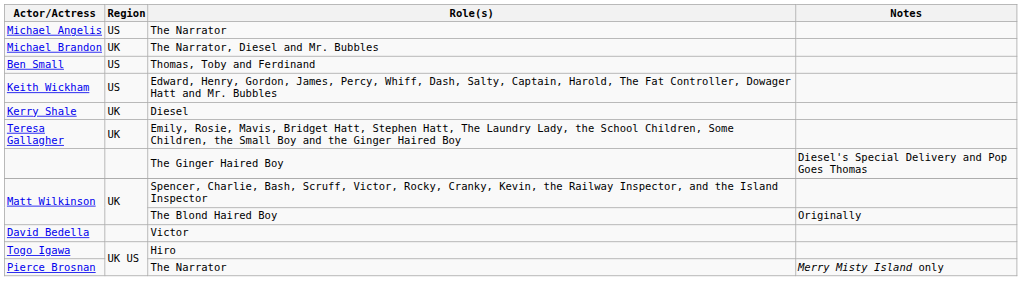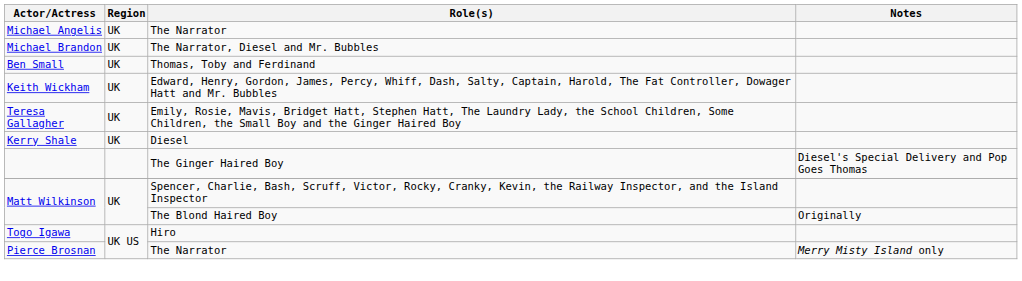(114, 30) US -> (114, 30) UK
(114, 64) US -> (114, 64) UK
(114, 88) US -> (114, 88) UK
rows swapped: (42, 111) <-> (35, 134)
- row: (48, 233)
